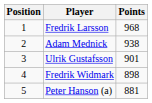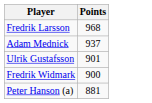- column: (24, 12)
(132, 43) 938 -> (93, 43) 937
(132, 75) 898 -> (93, 75) 900
